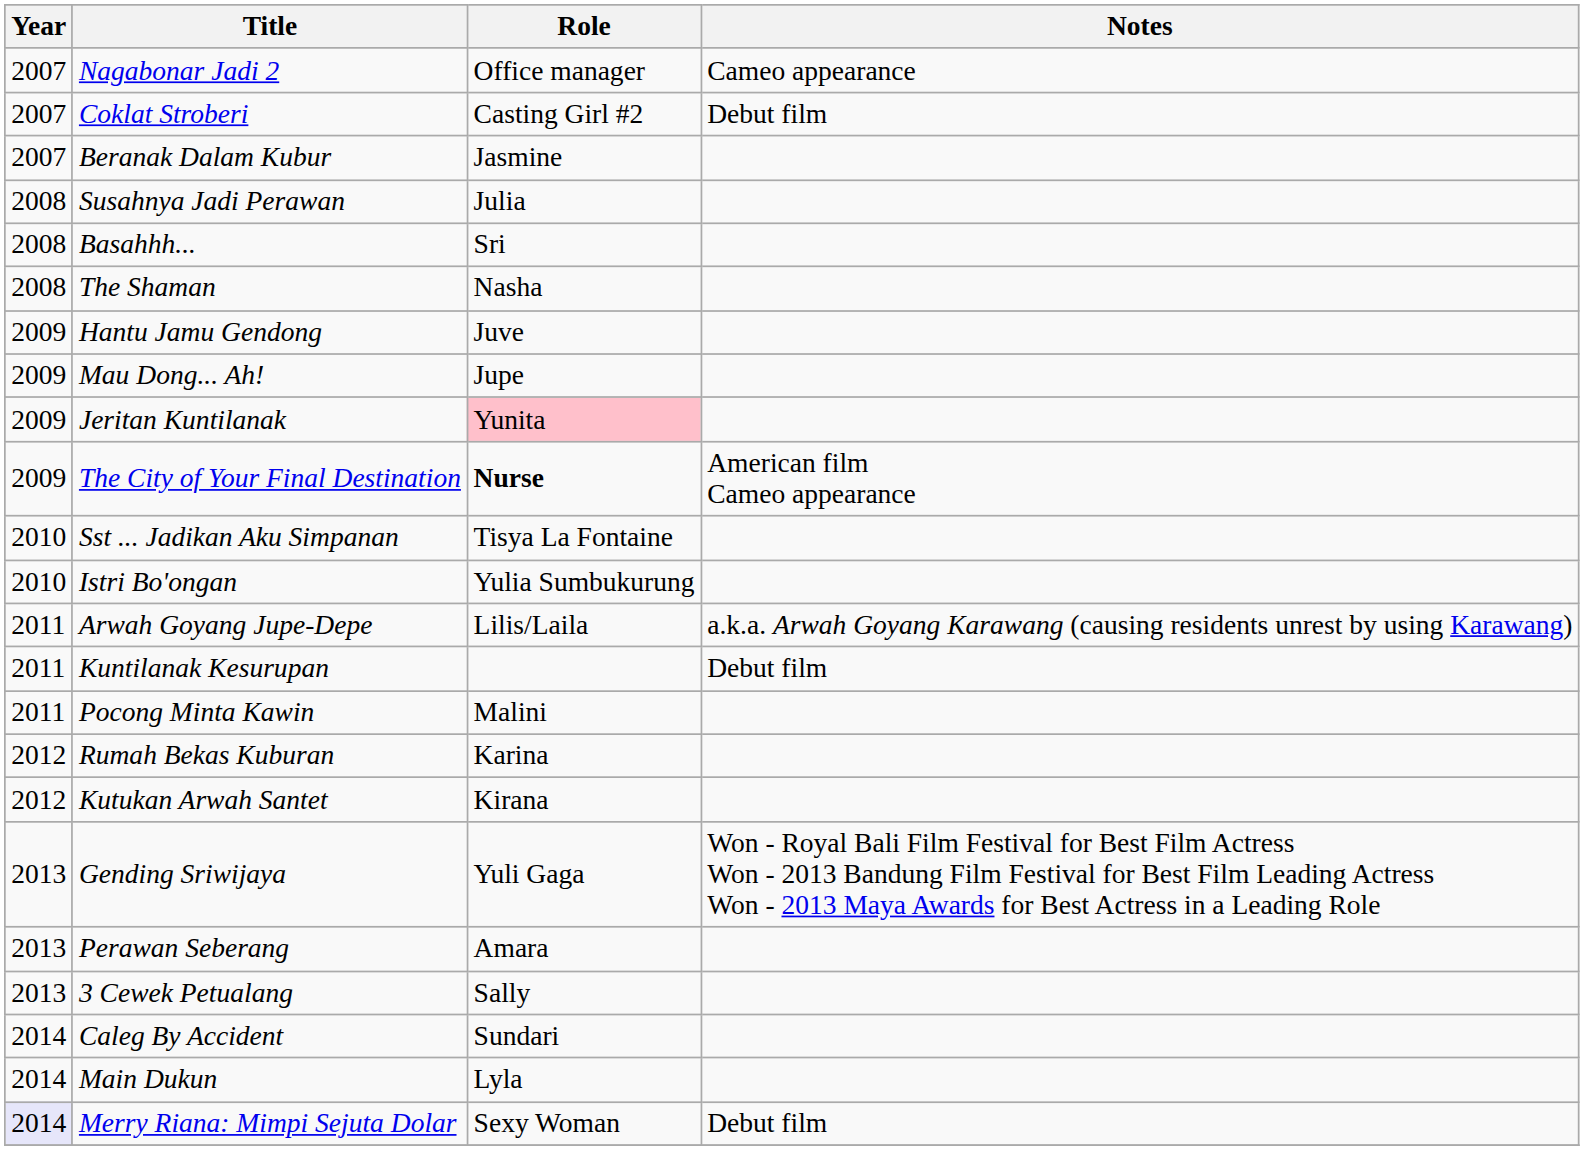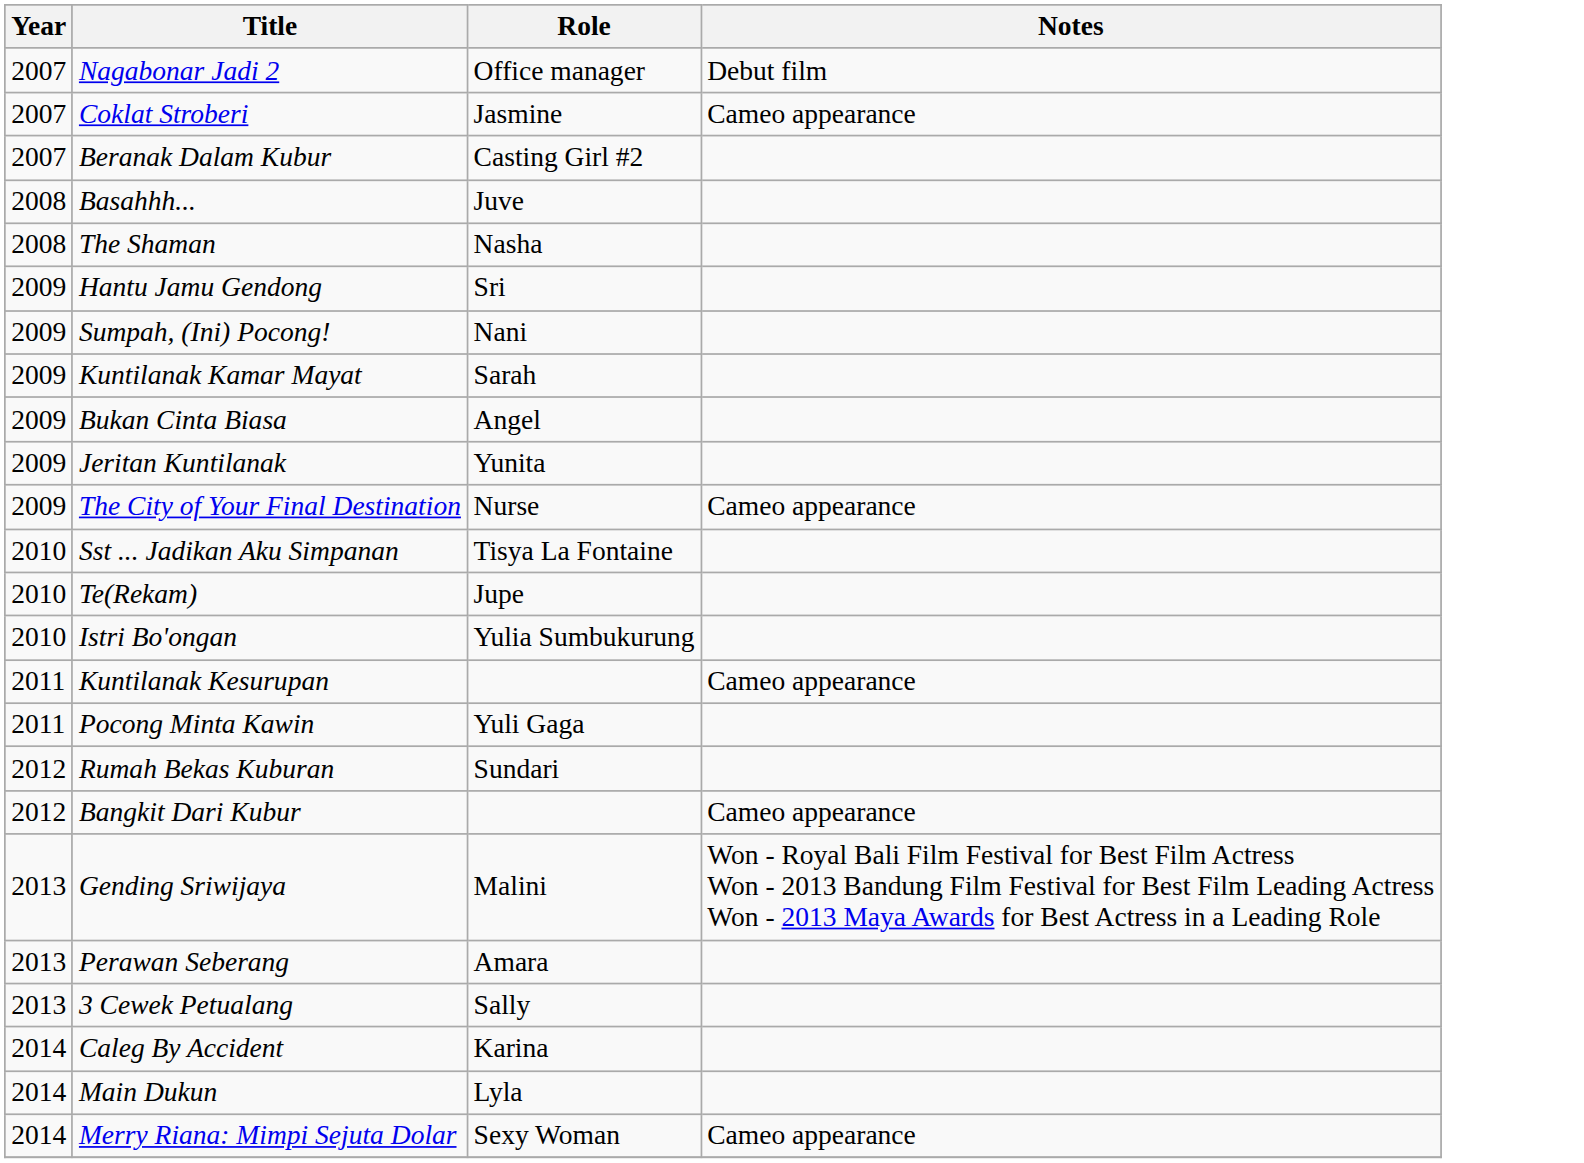(812, 69) Cameo appearance -> (767, 69) Debut film
(558, 113) Casting Girl #2 -> (518, 113) Jasmine
(767, 113) Debut film -> (812, 113) Cameo appearance
(518, 157) Jasmine -> (558, 157) Casting Girl #2
- row: (212, 200)
(490, 244) Sri -> (499, 200) Juve
(499, 331) Juve -> (490, 288) Sri
+ row: (205, 331)
+ row: (220, 375)
+ row: (183, 419)
- row: (172, 375)
(510, 419) pink background -> (510, 462) no background
(509, 478) bold -> (506, 506) normal
(812, 478) American film Cameo appearance -> (812, 506) Cameo appearance
+ row: (138, 593)
- row: (226, 624)
(767, 668) Debut film -> (812, 680) Cameo appearance
(510, 711) Malini -> (529, 724) Yuli Gaga
(511, 755) Karina -> (516, 768) Sundari
+ row: (190, 811)
- row: (203, 799)
(529, 873) Yuli Gaga -> (510, 886) Malini
(516, 1035) Sundari -> (511, 1048) Karina
(39, 1123) lavender background -> (39, 1135) no background
(767, 1123) Debut film -> (812, 1135) Cameo appearance
